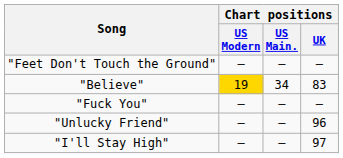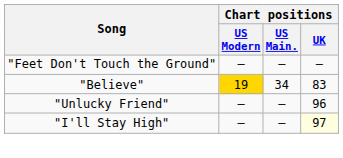- row: (112, 104)
(319, 143) no background -> (319, 123) lightyellow background
